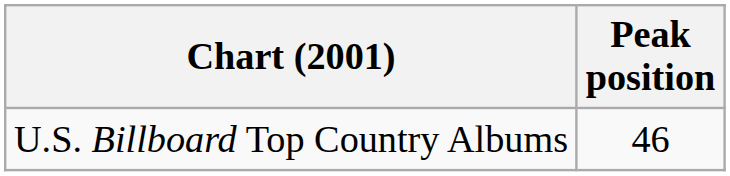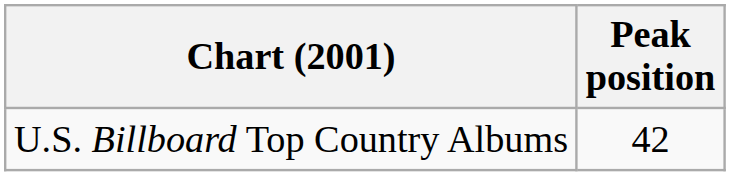(650, 138) 46 -> (650, 138) 42
